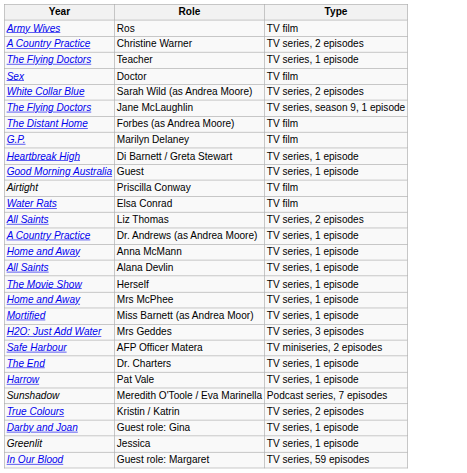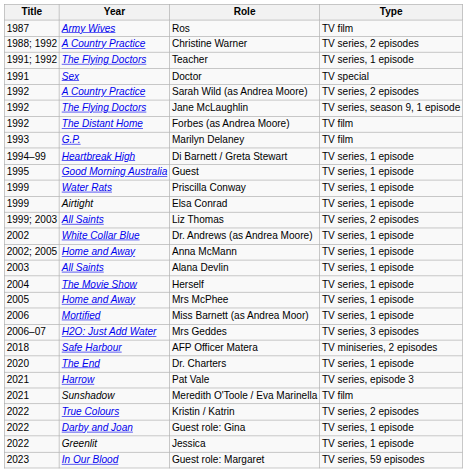+ column: (32, 12)
(282, 76) TV film -> (345, 76) TV special
(46, 92) White Collar Blue -> (104, 92) A Country Practice
(22, 188) Airtight -> (87, 188) Water Rats
(282, 188) TV film -> (368, 188) TV series, 1 episode
(32, 204) Water Rats -> (77, 204) Airtight
(282, 204) TV film -> (368, 204) TV series, 1 episode
(48, 236) A Country Practice -> (101, 236) White Collar Blue
(313, 380) TV series, 1 episode -> (368, 380) TV series, episode 3
(327, 396) Podcast series, 7 episodes -> (338, 396) TV film
